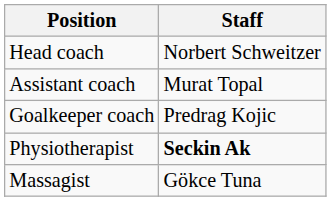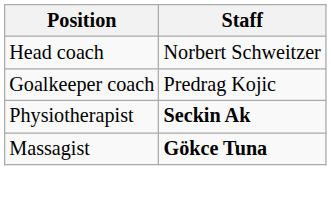- row: (72, 84)
(213, 180) normal -> (215, 148) bold
